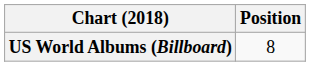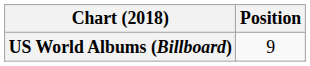(271, 46) 8 -> (271, 46) 9
